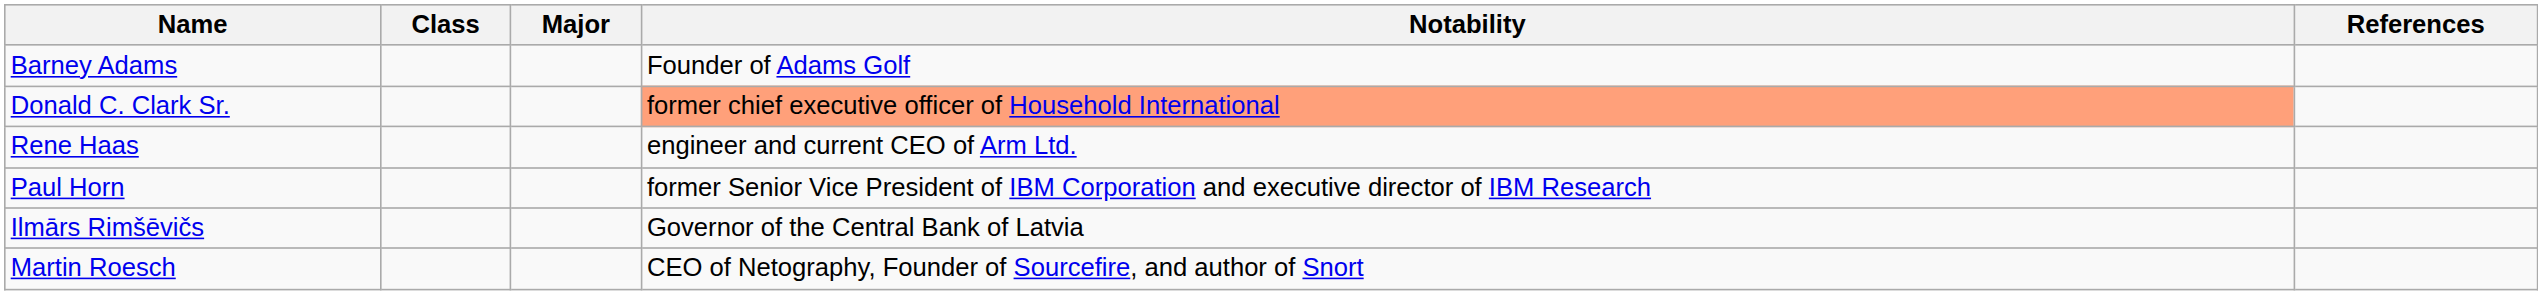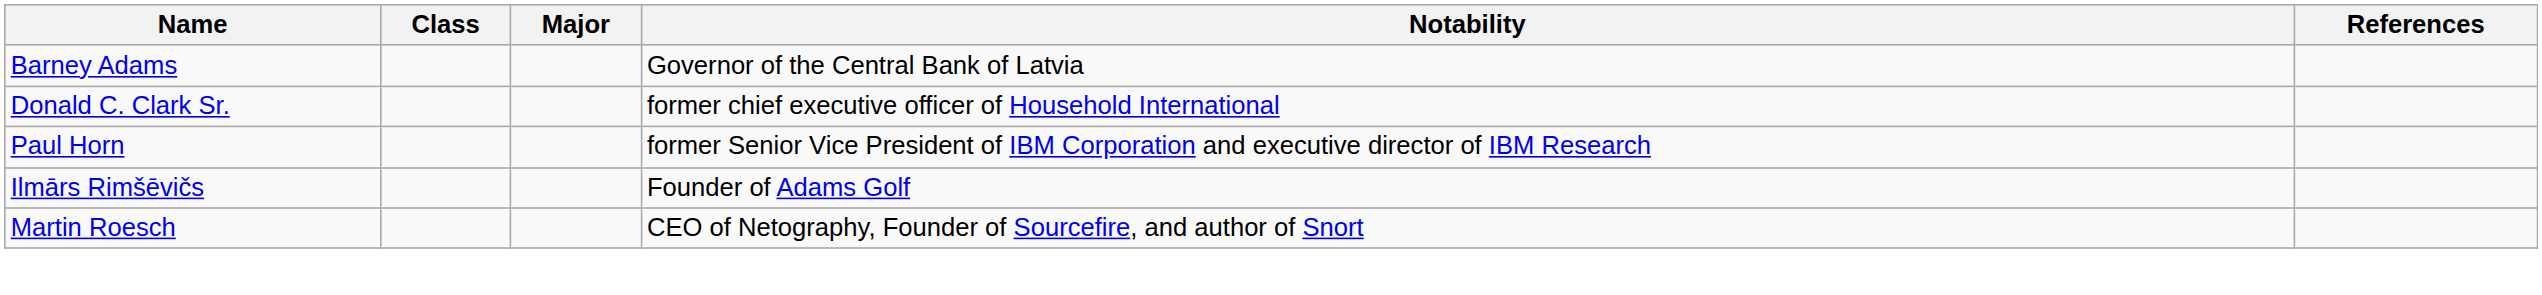(779, 65) Founder of Adams Golf -> (865, 65) Governor of the Central Bank of Latvia
(963, 106) lightsalmon background -> (963, 106) no background
- row: (75, 146)
(865, 227) Governor of the Central Bank of Latvia -> (779, 187) Founder of Adams Golf
